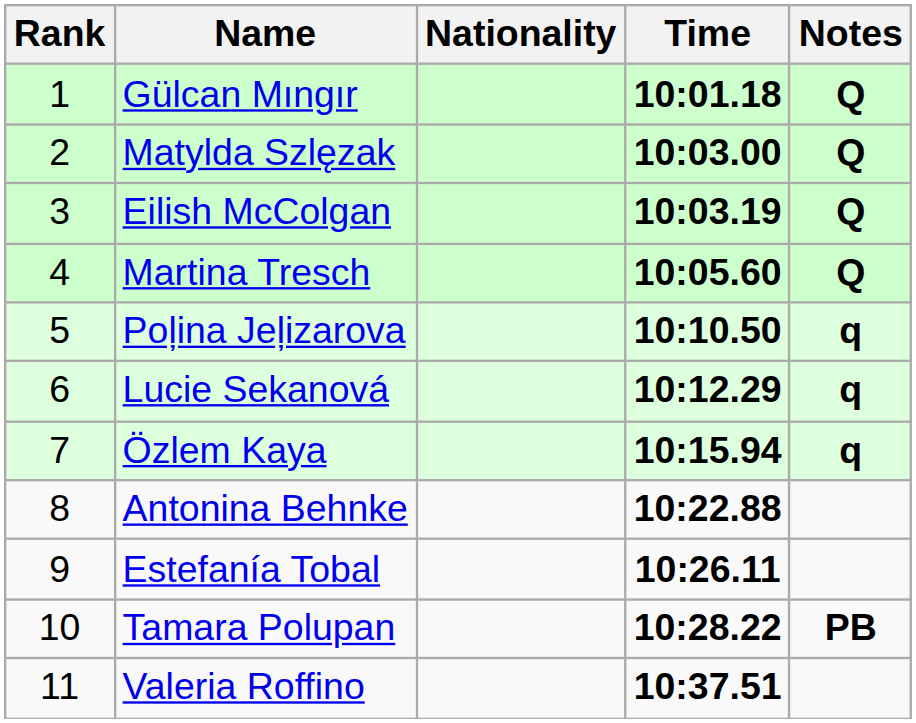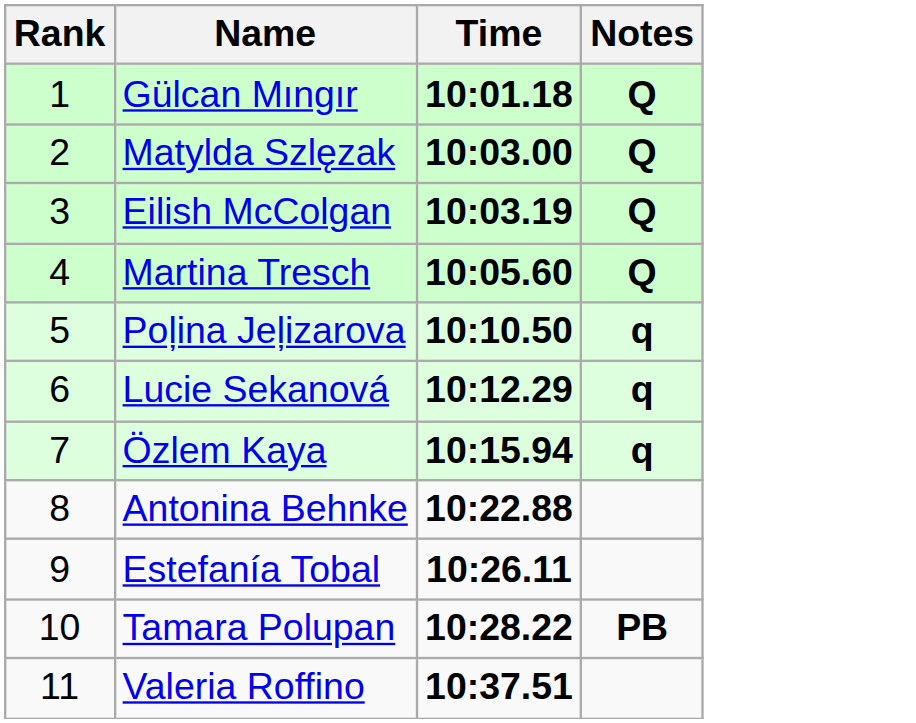- column: (521, 34)
